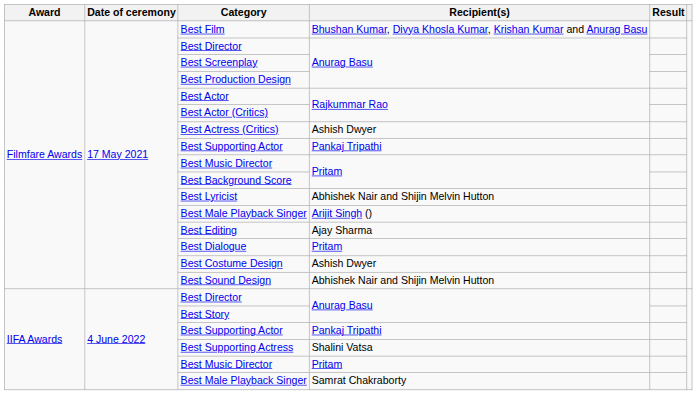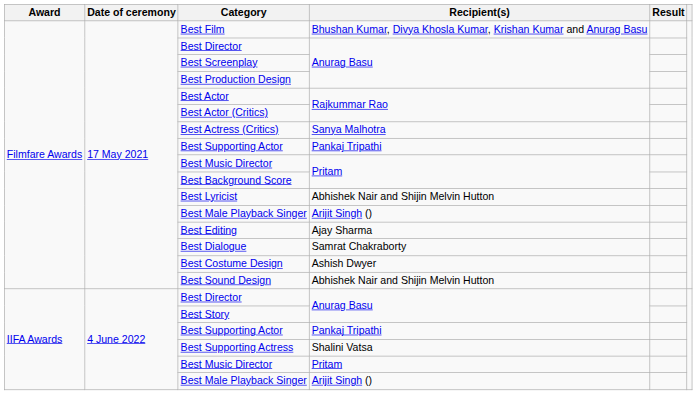(344, 130) Ashish Dwyer -> (349, 130) Sanya Malhotra
(327, 247) Pritam -> (359, 247) Samrat Chakraborty
(359, 381) Samrat Chakraborty -> (342, 381) Arijit Singh ()
